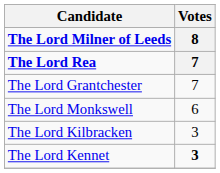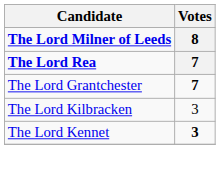(195, 86) normal -> (195, 86) bold
- row: (70, 109)
